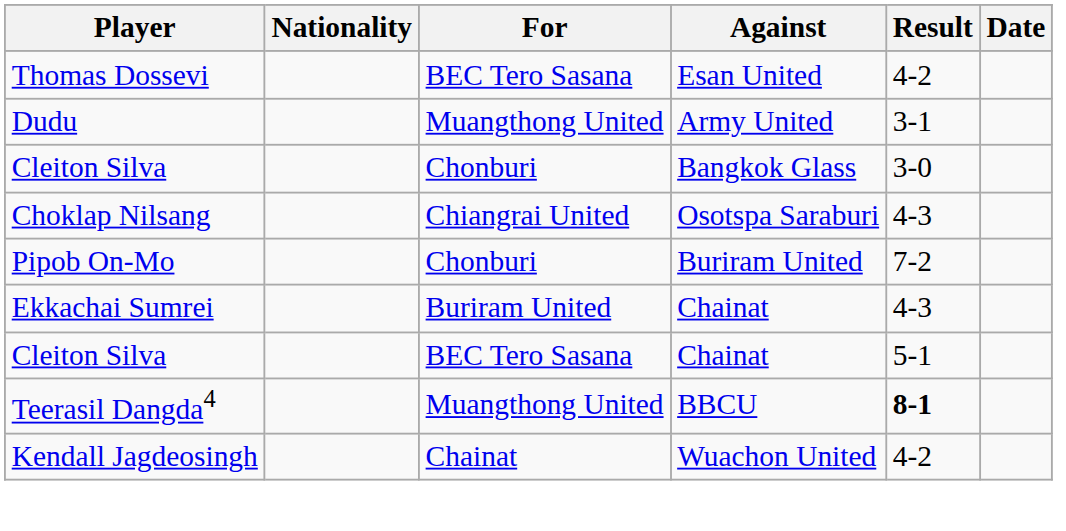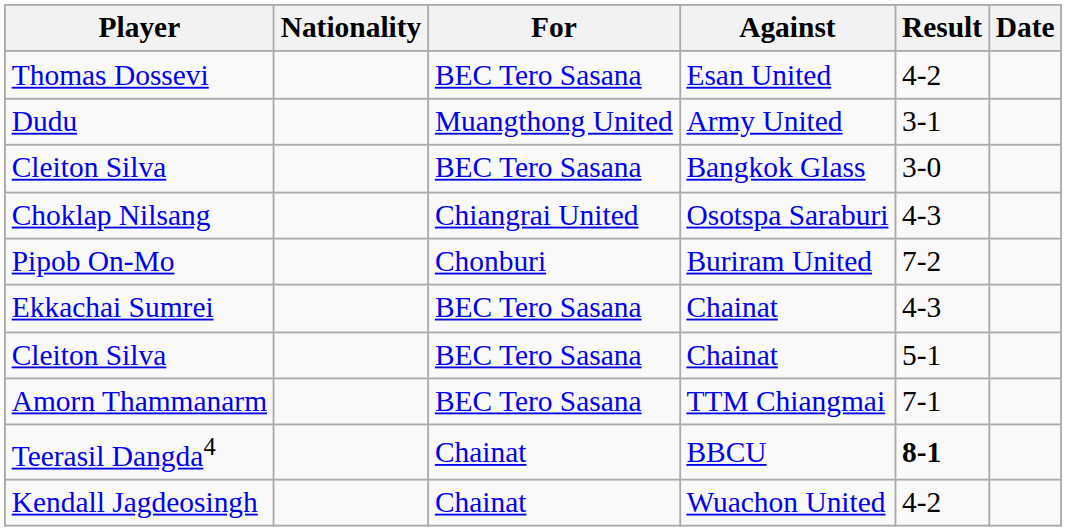(481, 167) Chonburi -> (538, 167) BEC Tero Sasana
(518, 307) Buriram United -> (538, 307) BEC Tero Sasana
+ row: (139, 401)
(545, 405) Muangthong United -> (481, 452) Chainat
